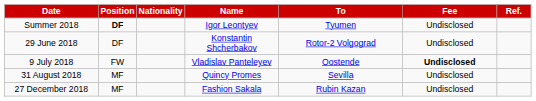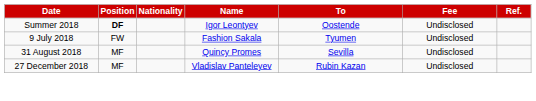(341, 25) Tyumen -> (341, 25) Oostende
- row: (51, 44)
(232, 62) Vladislav Panteleyev -> (232, 39) Fashion Sakala
(341, 62) Oostende -> (341, 39) Tyumen
(450, 62) bold -> (450, 39) normal
(232, 89) Fashion Sakala -> (232, 66) Vladislav Panteleyev
